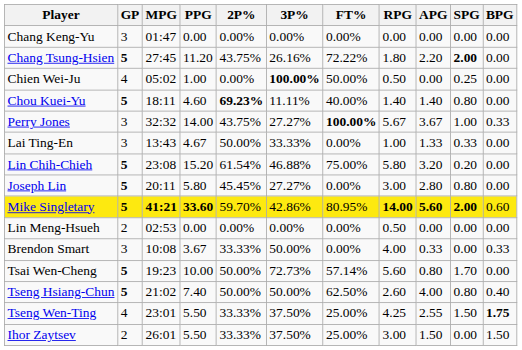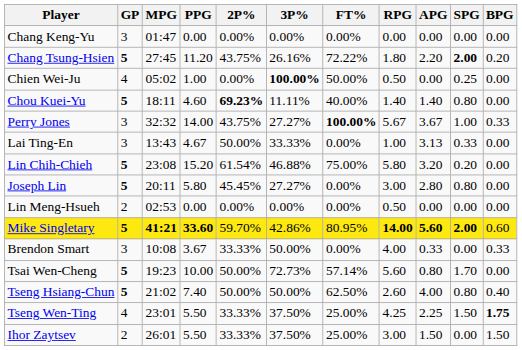(498, 57) 0.00 -> (498, 57) 0.20
(431, 143) 1.33 -> (431, 143) 3.13
rows swapped: (54, 228) <-> (51, 206)
(431, 313) 2.55 -> (431, 313) 2.25
